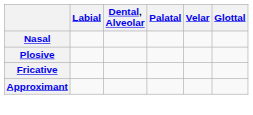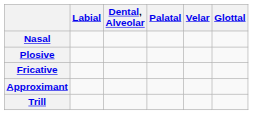+ row: (37, 102)
